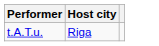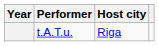+ column: (19, 14)
